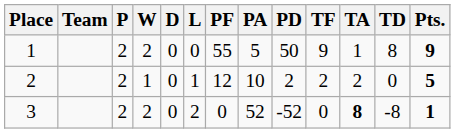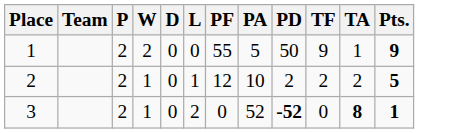- column: (392, 19)
(147, 111) 2 -> (147, 111) 1
(289, 111) normal -> (289, 111) bold
